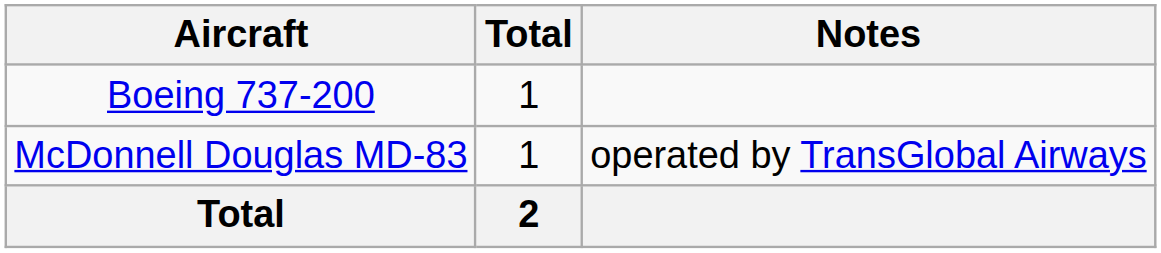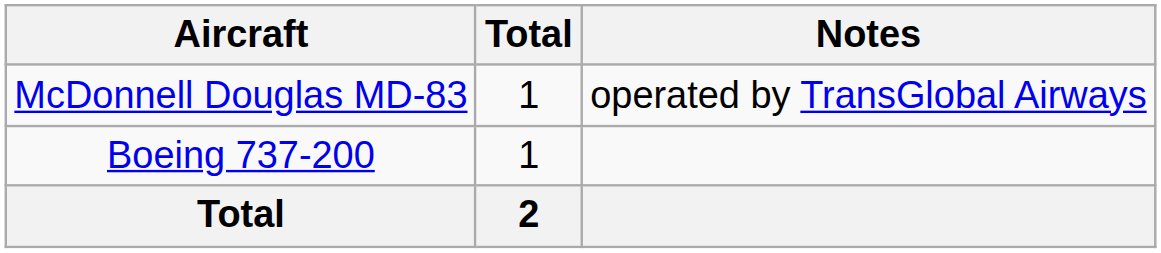rows swapped: (241, 94) <-> (241, 154)
